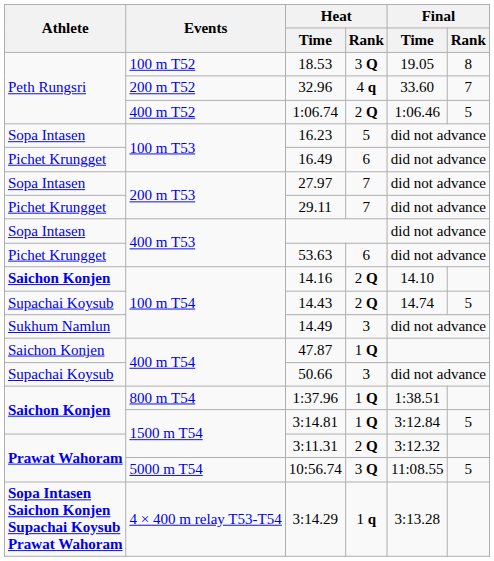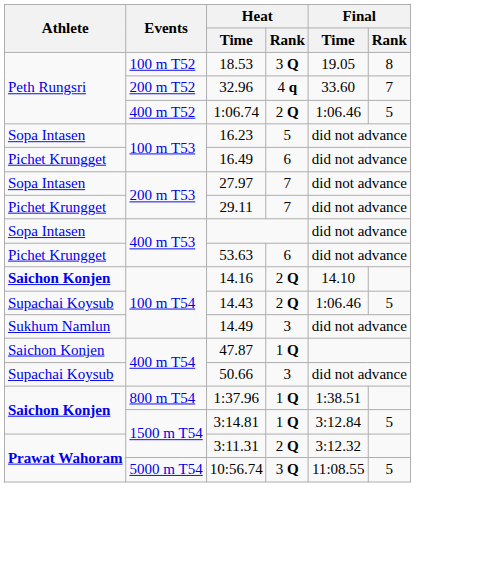(417, 302) 14.74 -> (338, 302) 1:06.46
- row: (315, 518)
